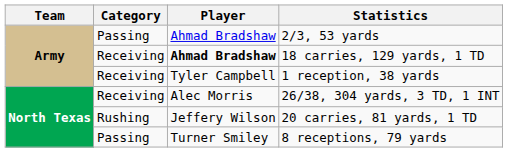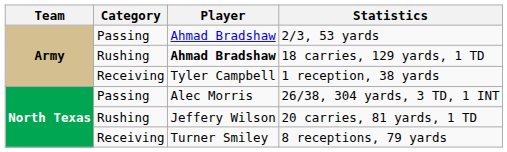(131, 56) Receiving -> (123, 56) Rushing
(131, 96) Receiving -> (123, 96) Passing
(123, 137) Passing -> (131, 137) Receiving
